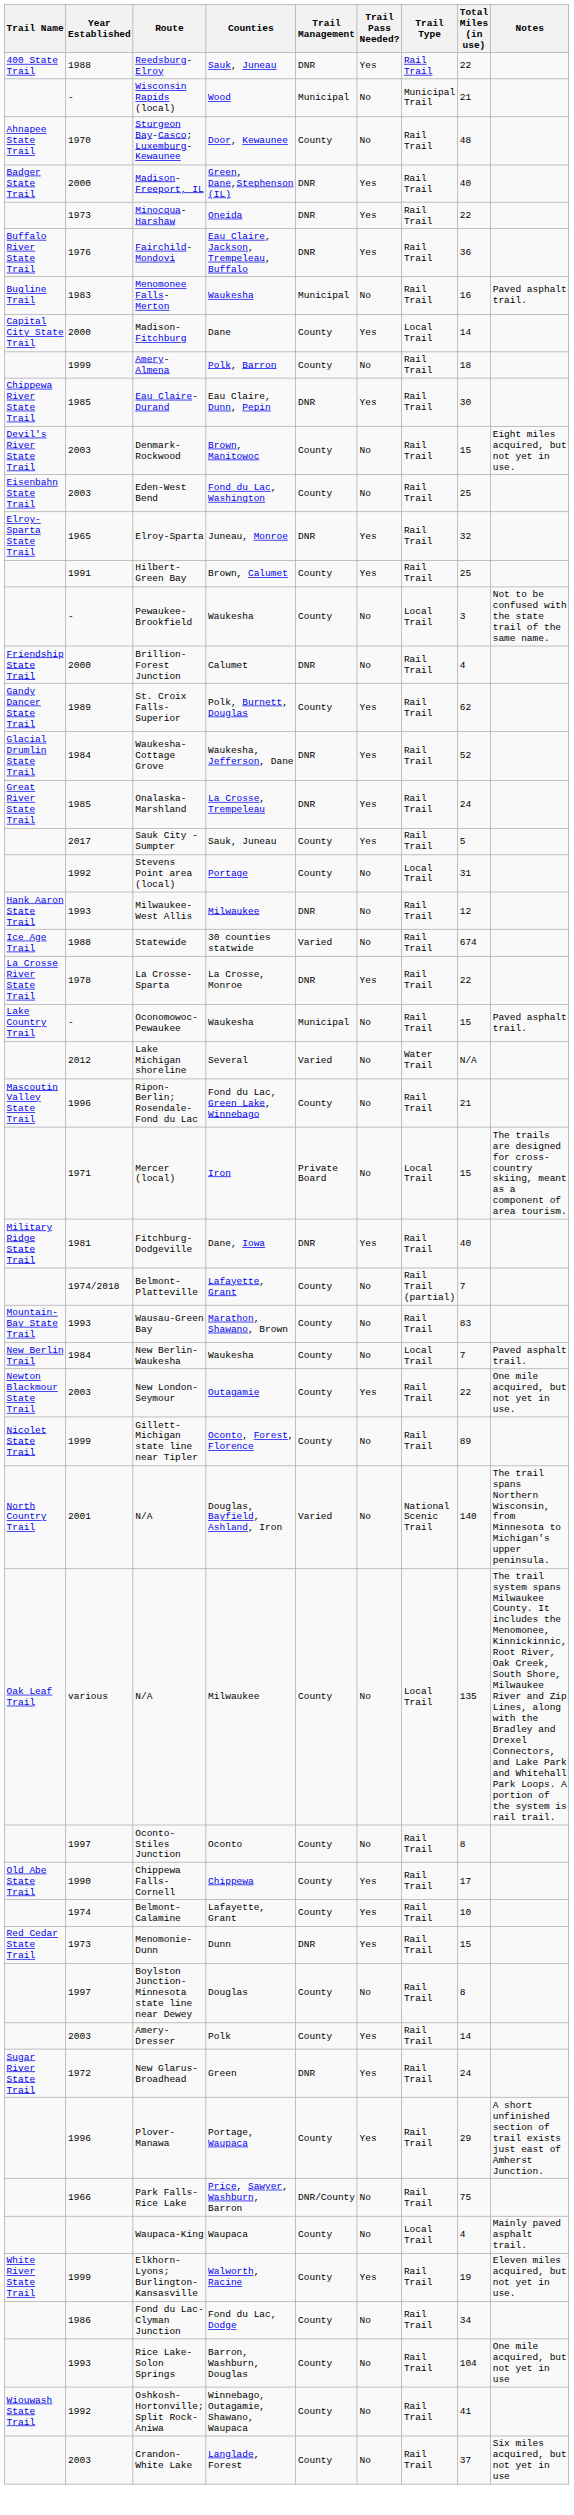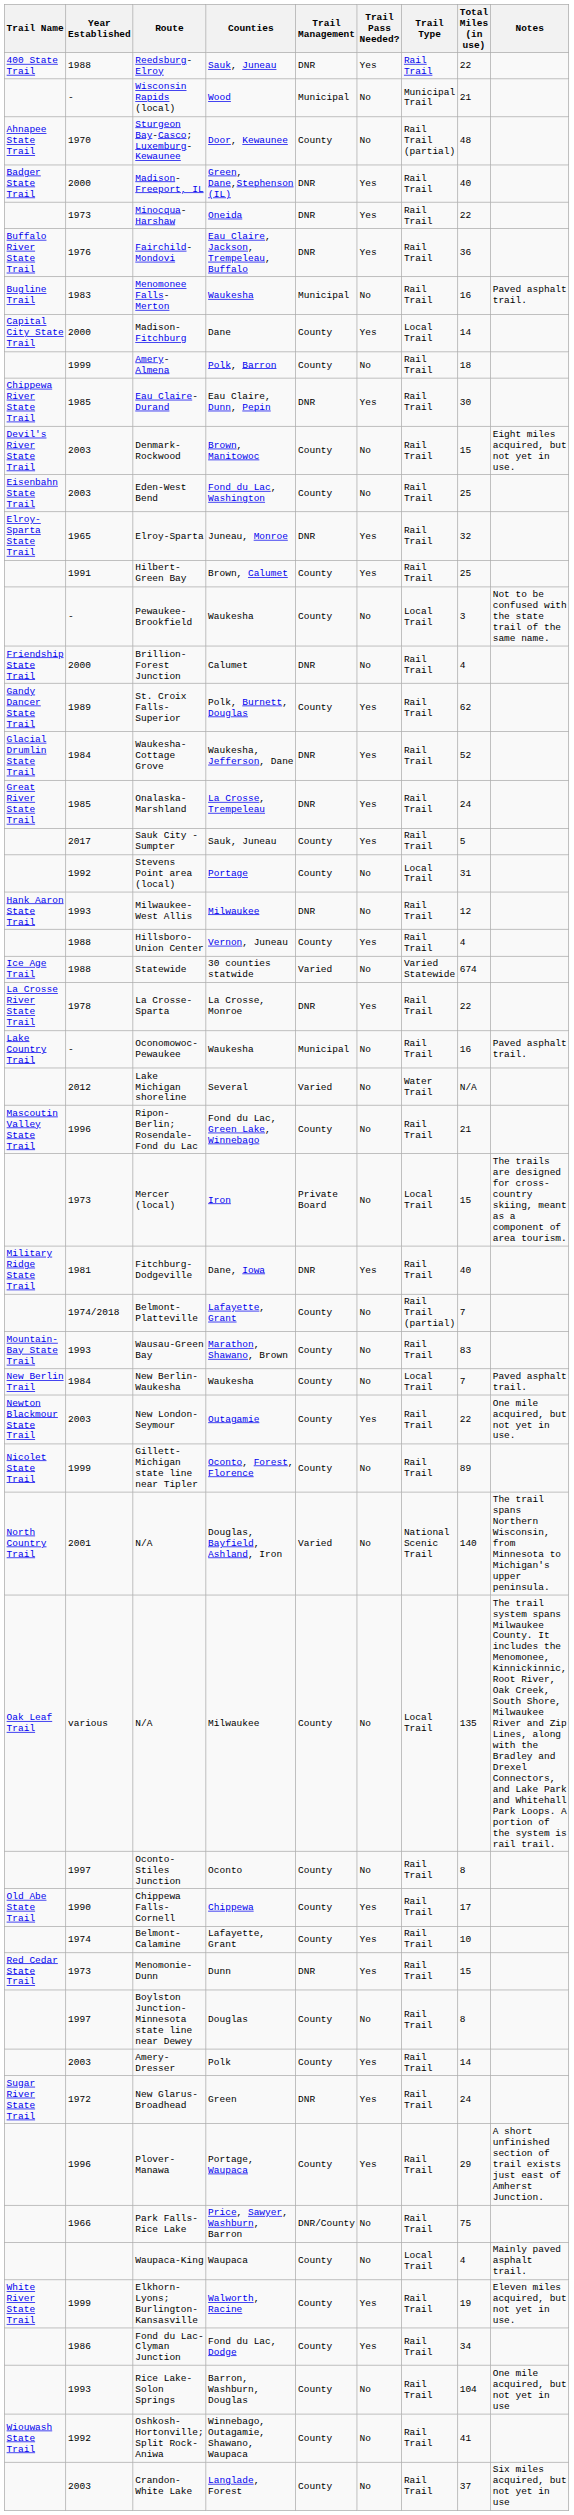(418, 141) Rail Trail -> (430, 141) Rail Trail (partial)
+ row: (169, 943)
(418, 943) Rail Trail -> (430, 969) Varied Statewide
(465, 1023) 15 -> (465, 1049) 16
(79, 1173) 1971 -> (79, 1200) 1973
(365, 2320) No -> (368, 2347) Yes
